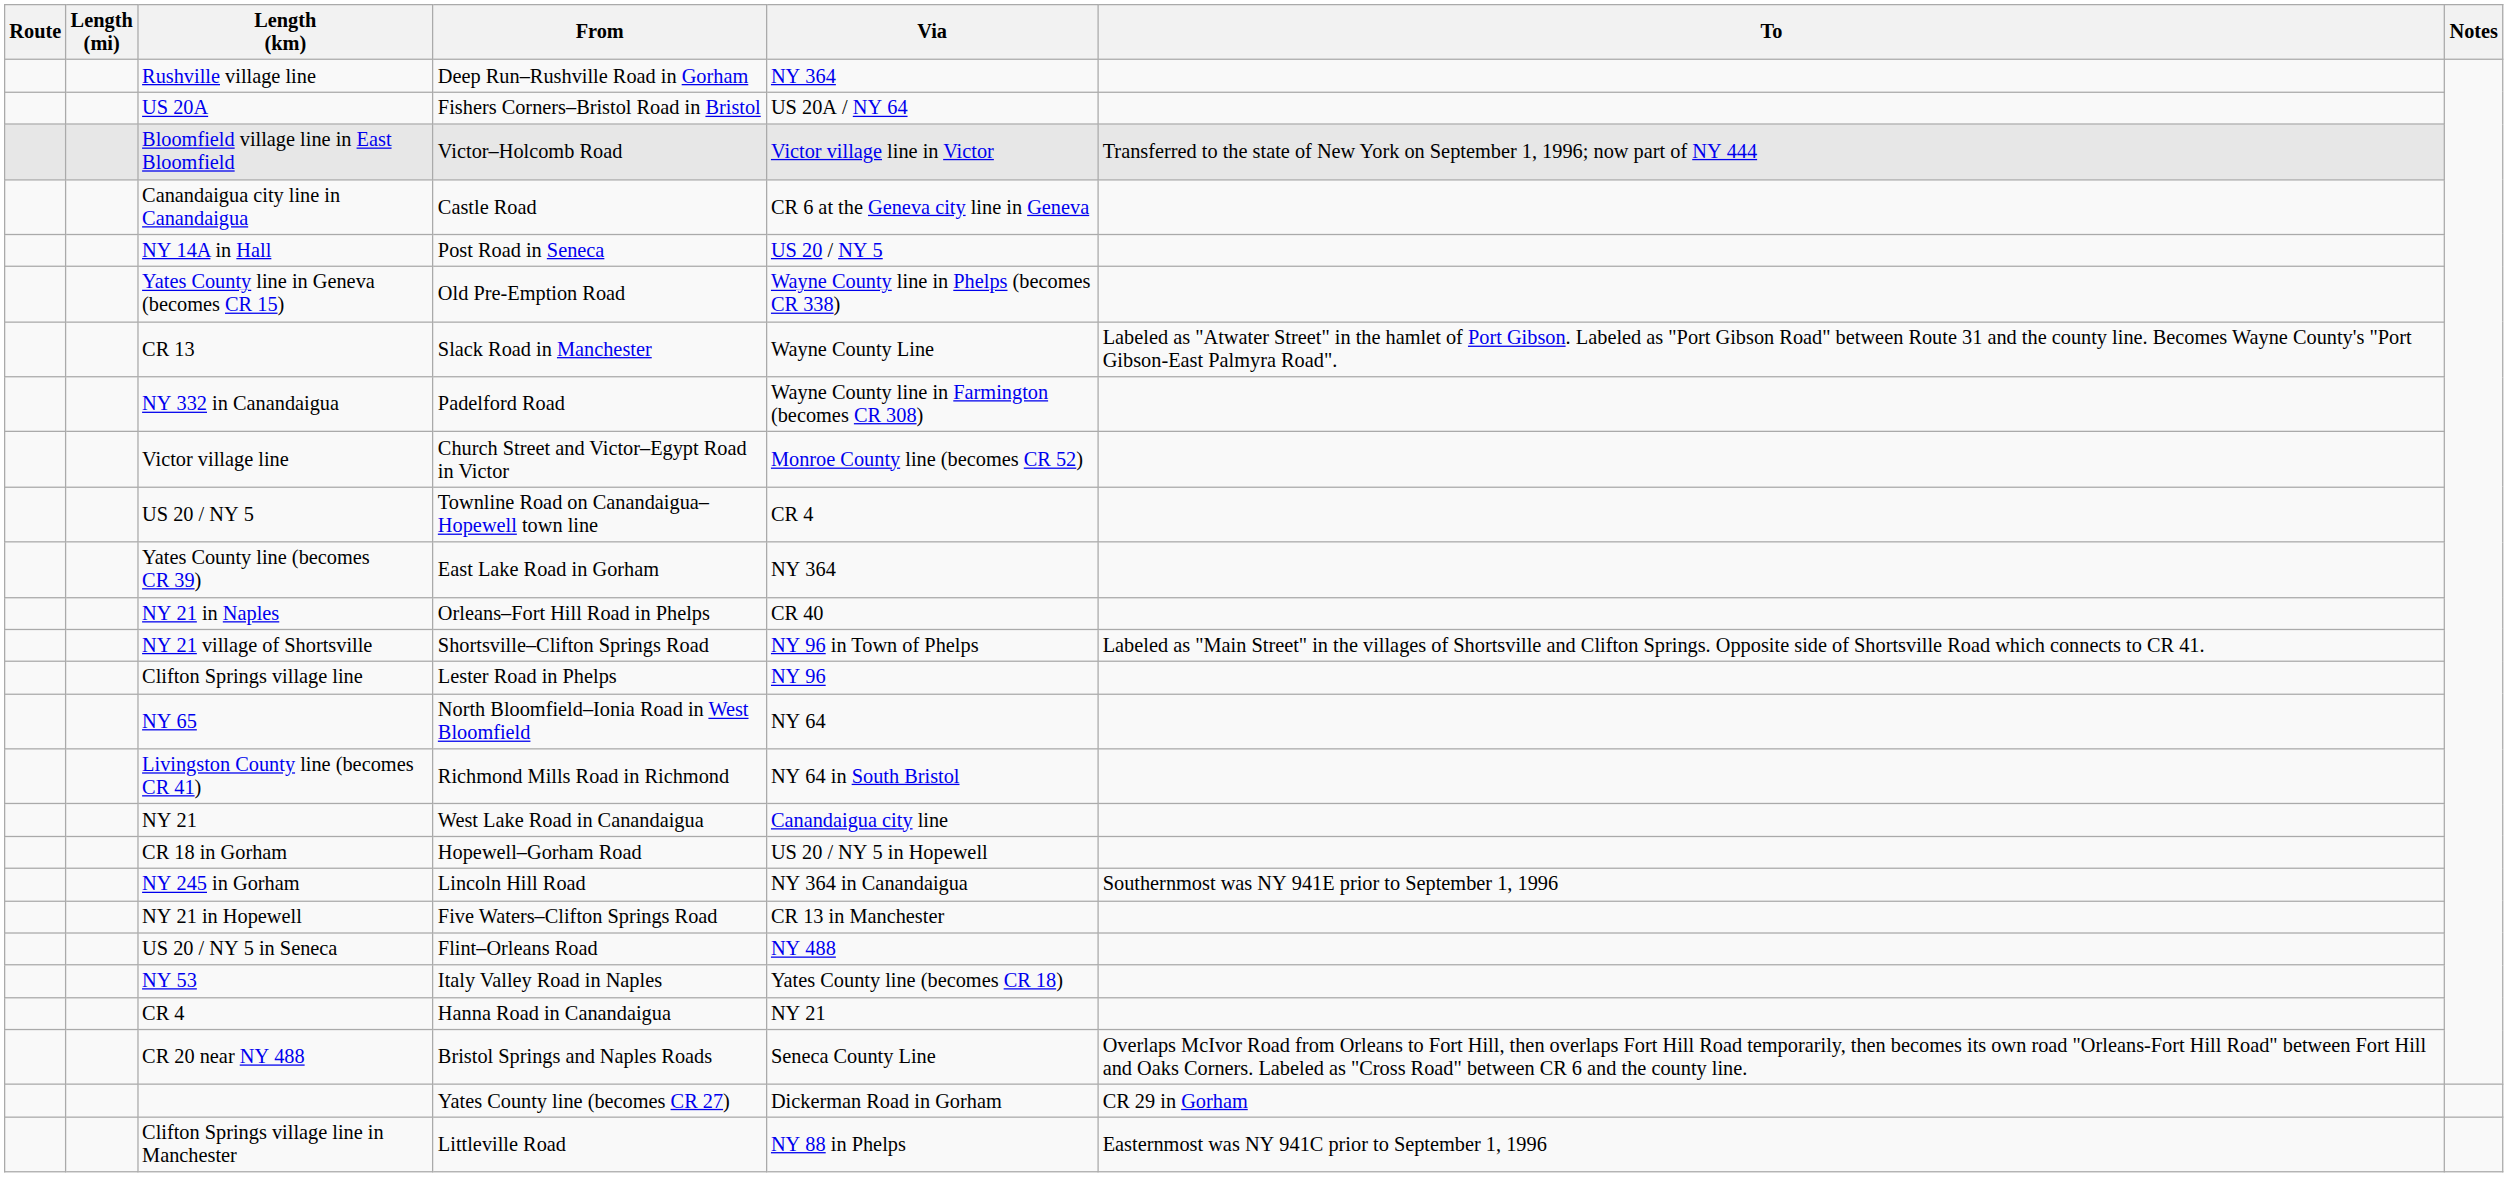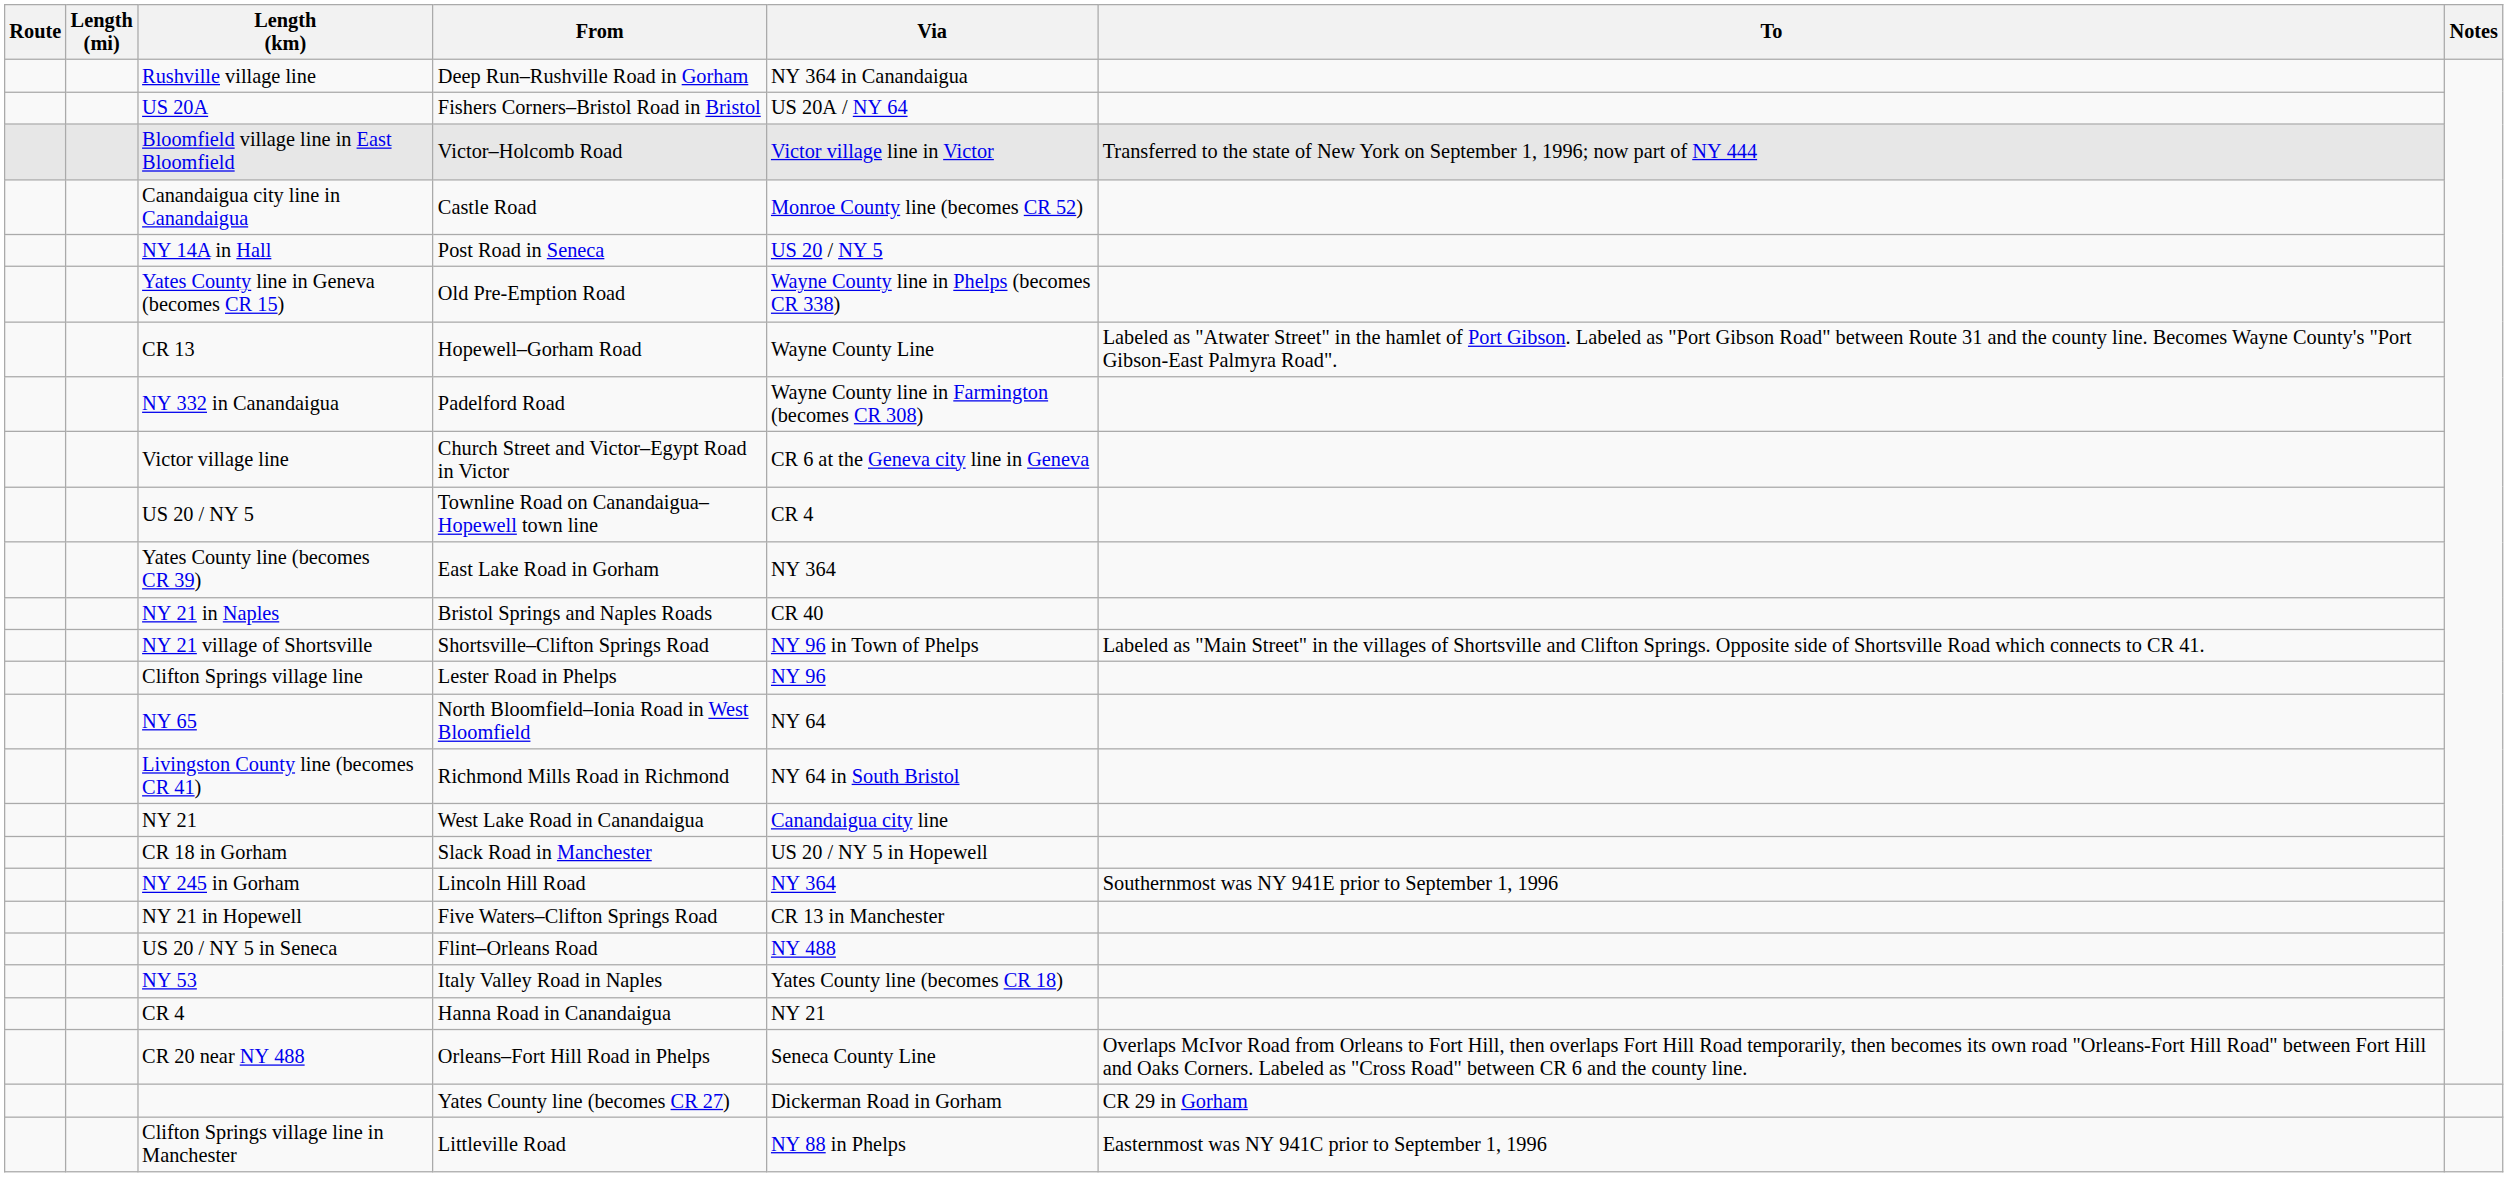(803, 75) NY 364 -> (869, 75) NY 364 in Canandaigua
(930, 206) CR 6 at the Geneva city line in Geneva -> (927, 206) Monroe County line (becomes CR 52)
(545, 349) Slack Road in Manchester -> (540, 349) Hopewell–Gorham Road
(927, 459) Monroe County line (becomes CR 52) -> (930, 459) CR 6 at the Geneva city line in Geneva
(574, 613) Orleans–Fort Hill Road in Phelps -> (575, 613) Bristol Springs and Naples Roads
(540, 852) Hopewell–Gorham Road -> (545, 852) Slack Road in Manchester
(869, 884) NY 364 in Canandaigua -> (803, 884) NY 364
(575, 1056) Bristol Springs and Naples Roads -> (574, 1056) Orleans–Fort Hill Road in Phelps
